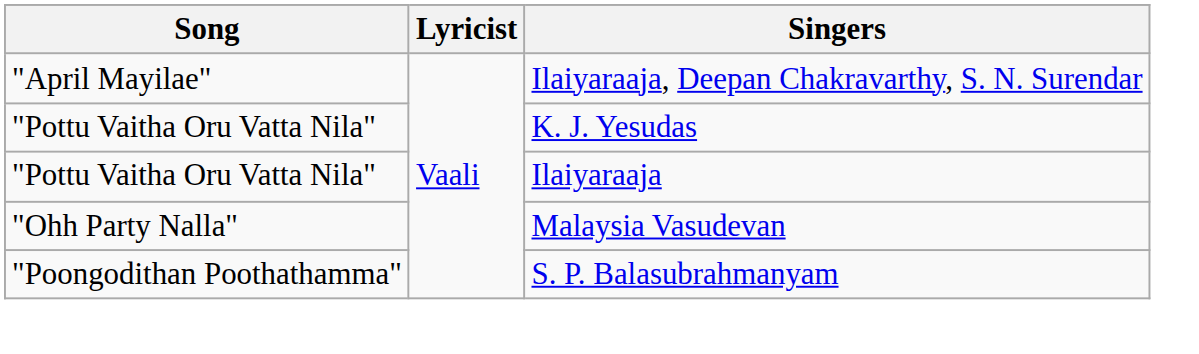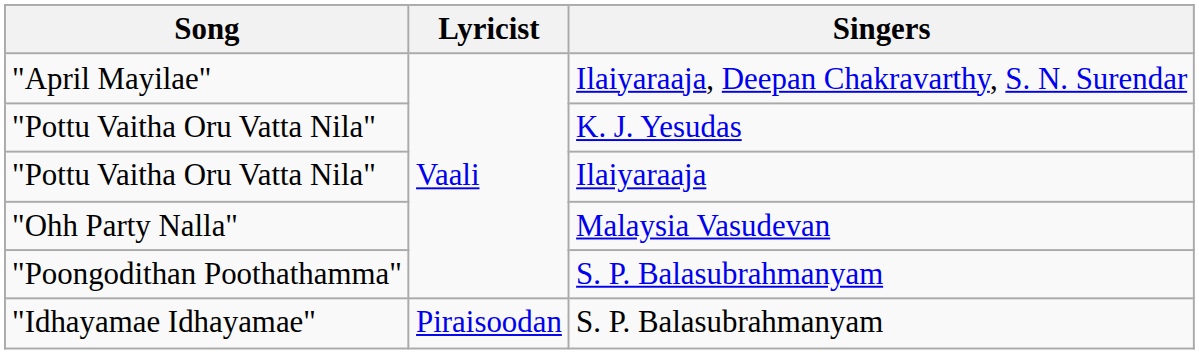+ row: (164, 322)
